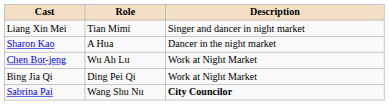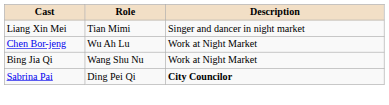- row: (31, 44)
(111, 76) Ding Pei Qi -> (115, 60) Wang Shu Nu
(115, 92) Wang Shu Nu -> (111, 76) Ding Pei Qi
